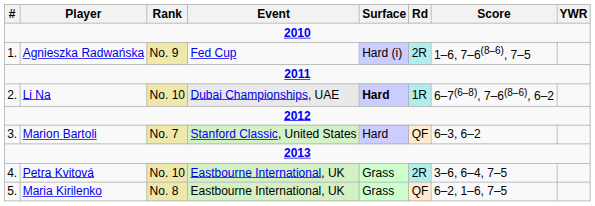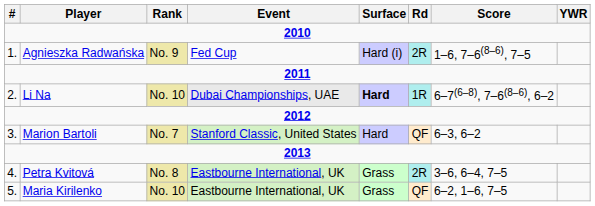(167, 172) No. 10 -> (164, 172) No. 8
(164, 191) No. 8 -> (167, 191) No. 10
